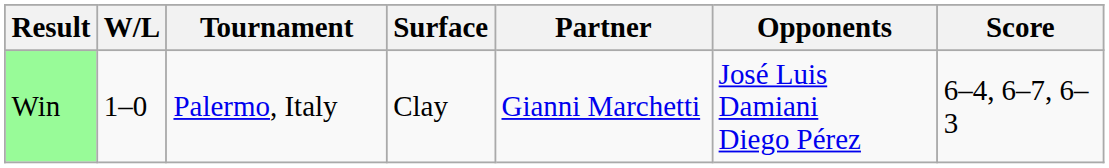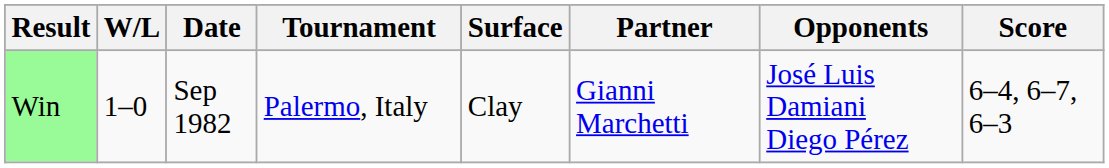+ column: (212, 27)
